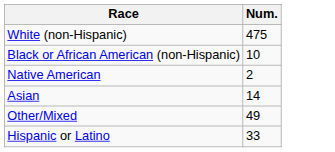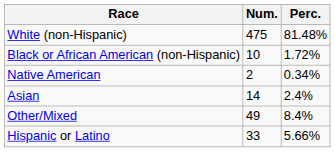+ column: (305, 14)
